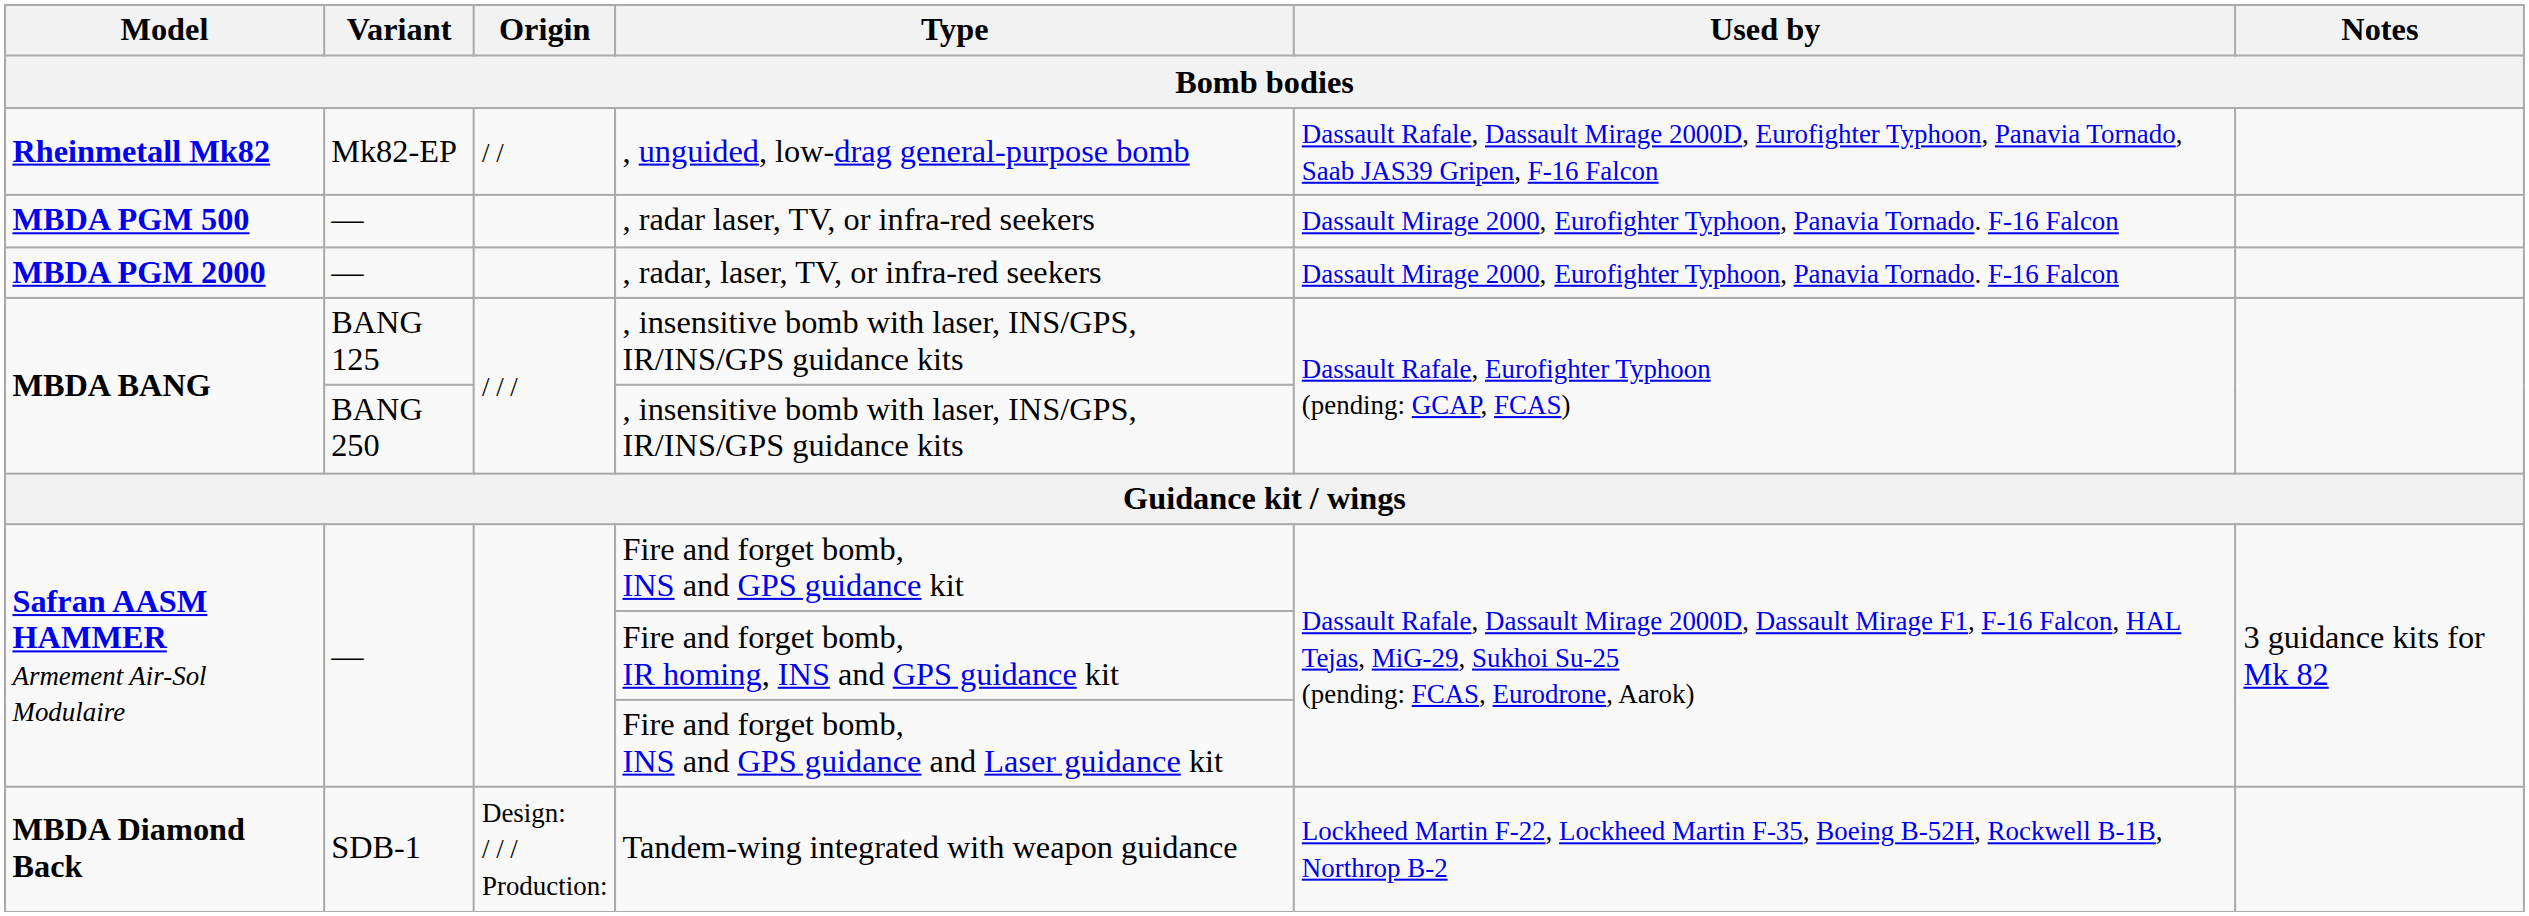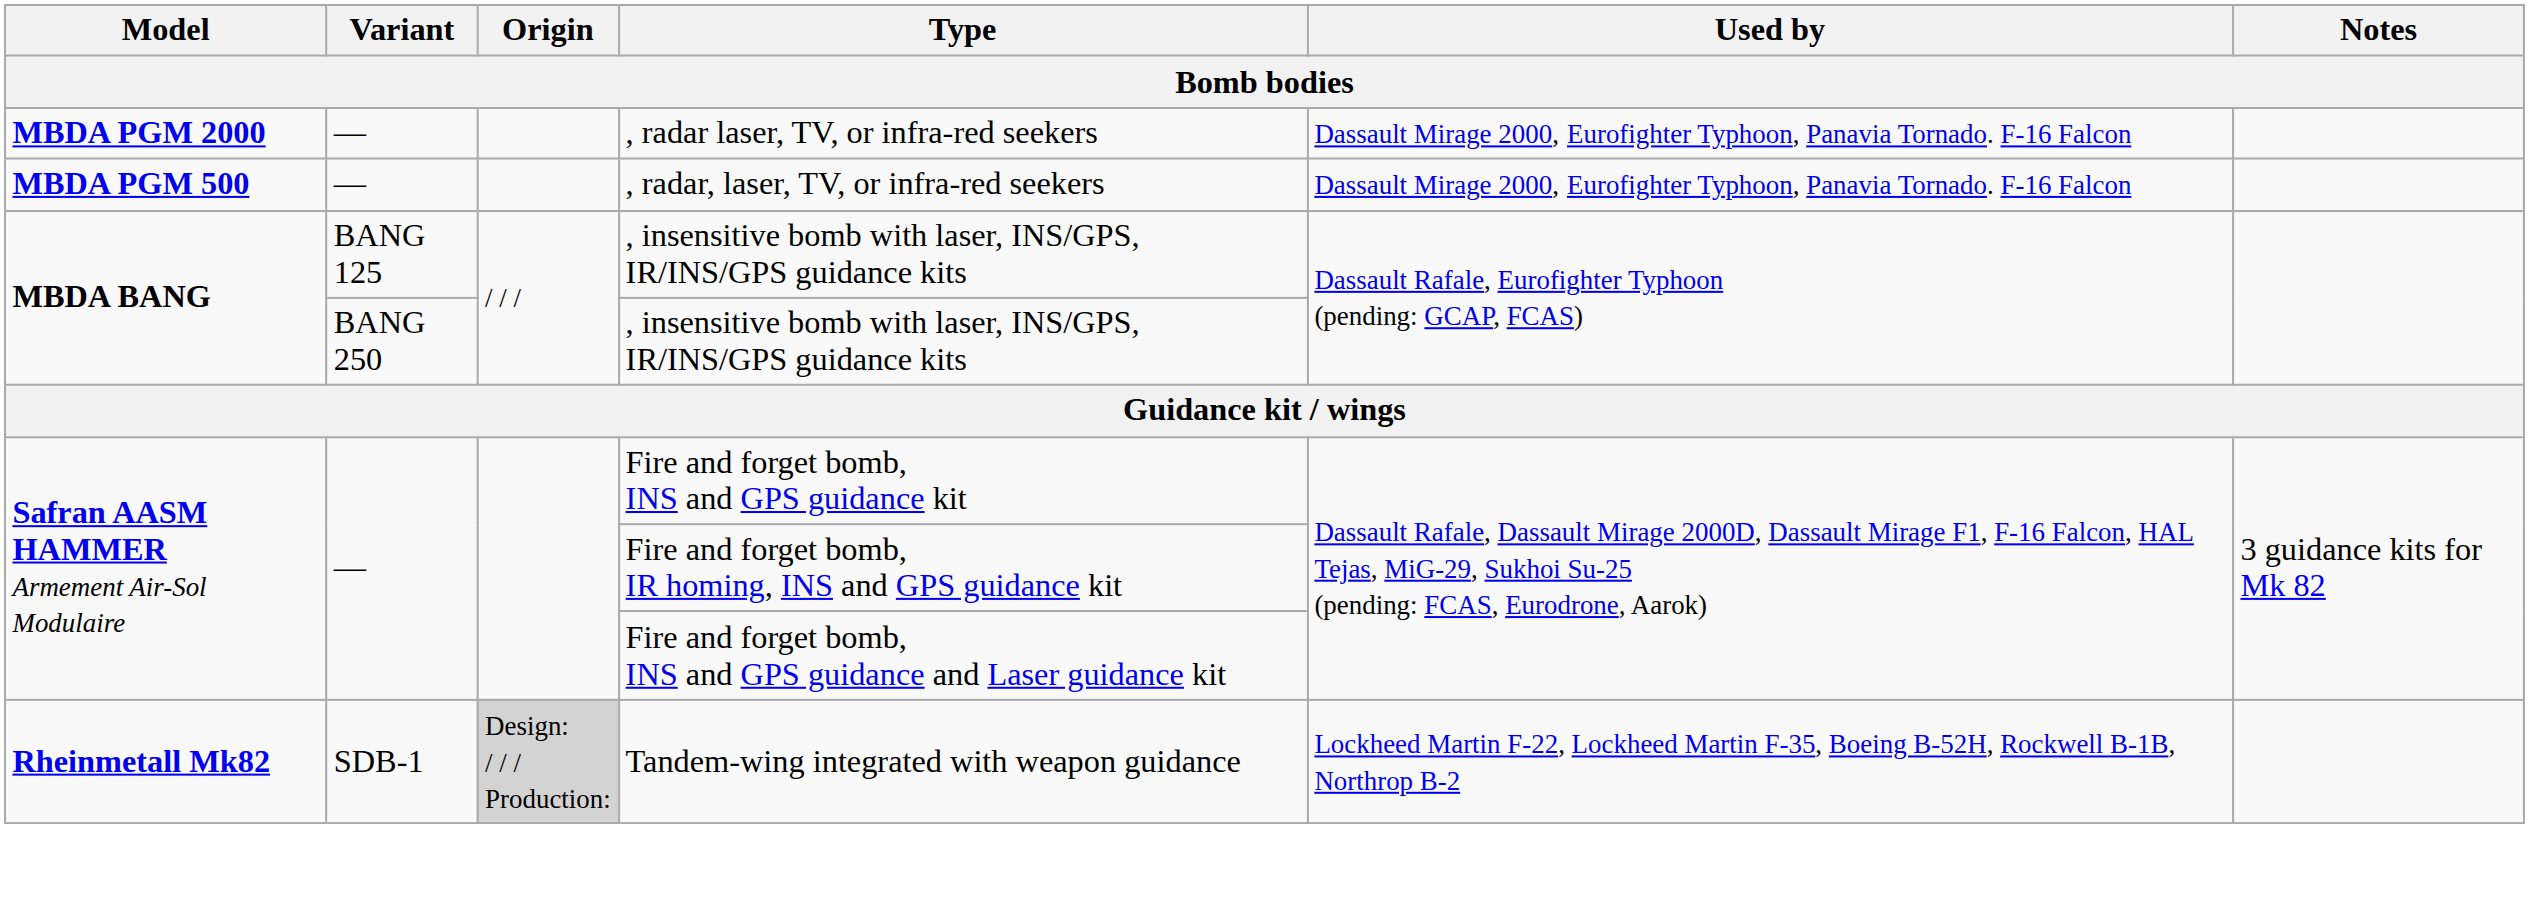- row: (394, 150)
(131, 220) MBDA PGM 500 -> (139, 132) MBDA PGM 2000
(139, 271) MBDA PGM 2000 -> (131, 183) MBDA PGM 500
(129, 848) MBDA Diamond Back -> (141, 760) Rheinmetall Mk82
(545, 850) no background -> (548, 762) lightgrey background
